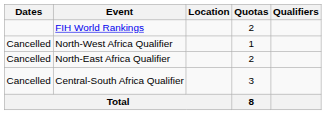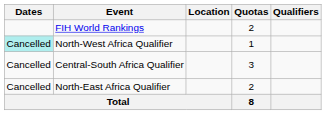(29, 43) no background -> (29, 43) paleturquoise background
rows swapped: (113, 59) <-> (120, 80)
